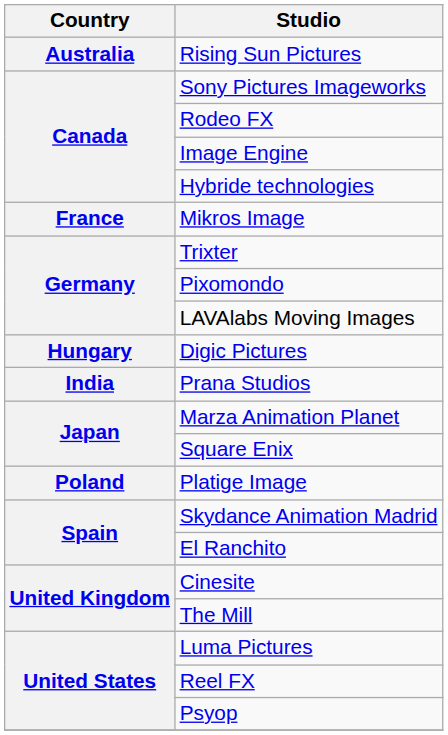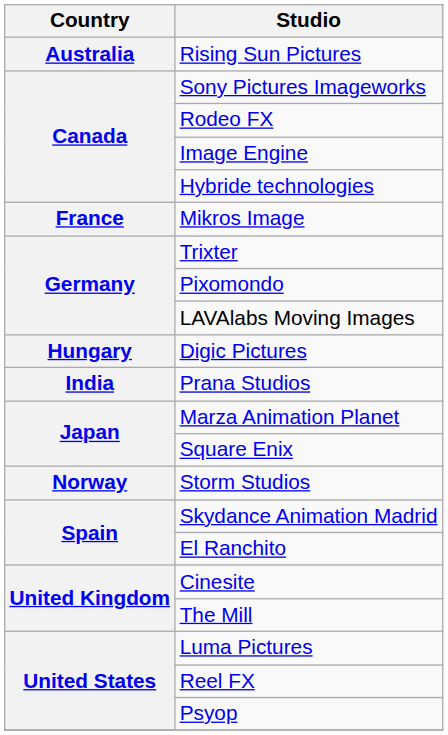+ row: (245, 482)
- row: (243, 482)
